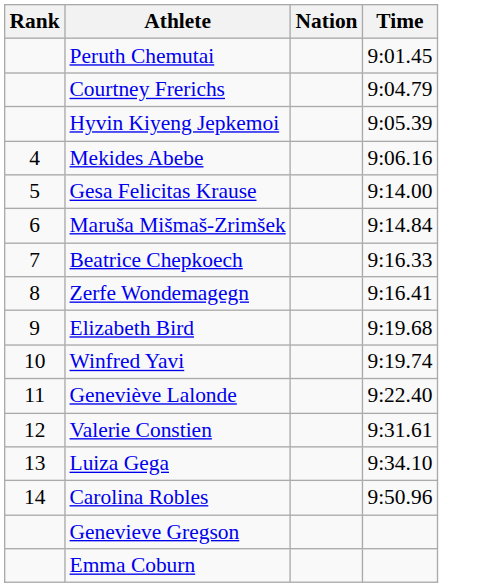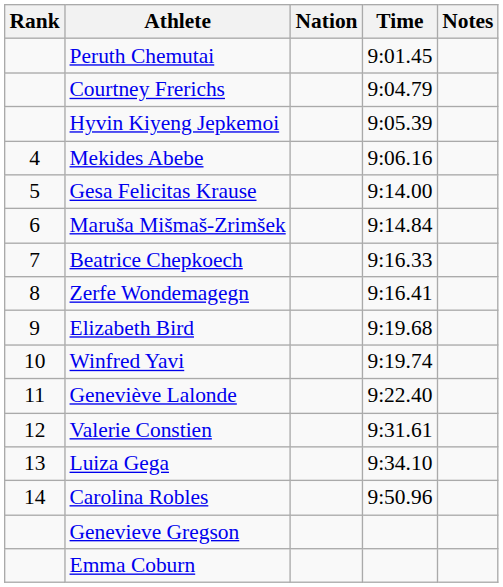+ column: (468, 21)
